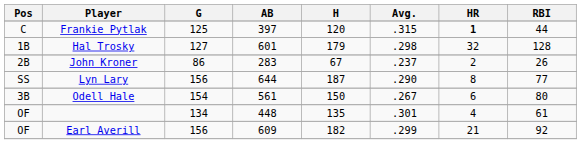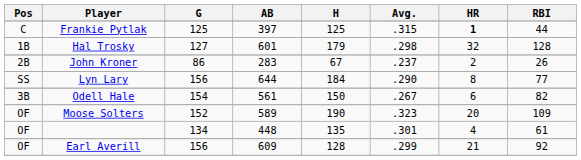(336, 30) 120 -> (336, 30) 125
(336, 80) 187 -> (336, 80) 184
(542, 96) 80 -> (542, 96) 82
+ row: (103, 113)
(336, 130) 182 -> (336, 147) 128
